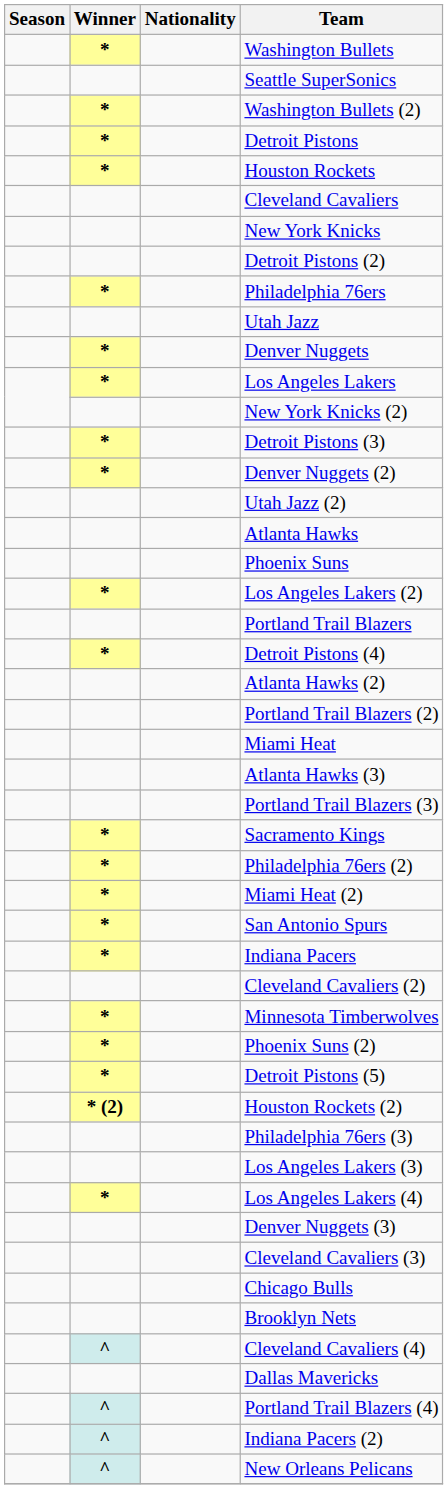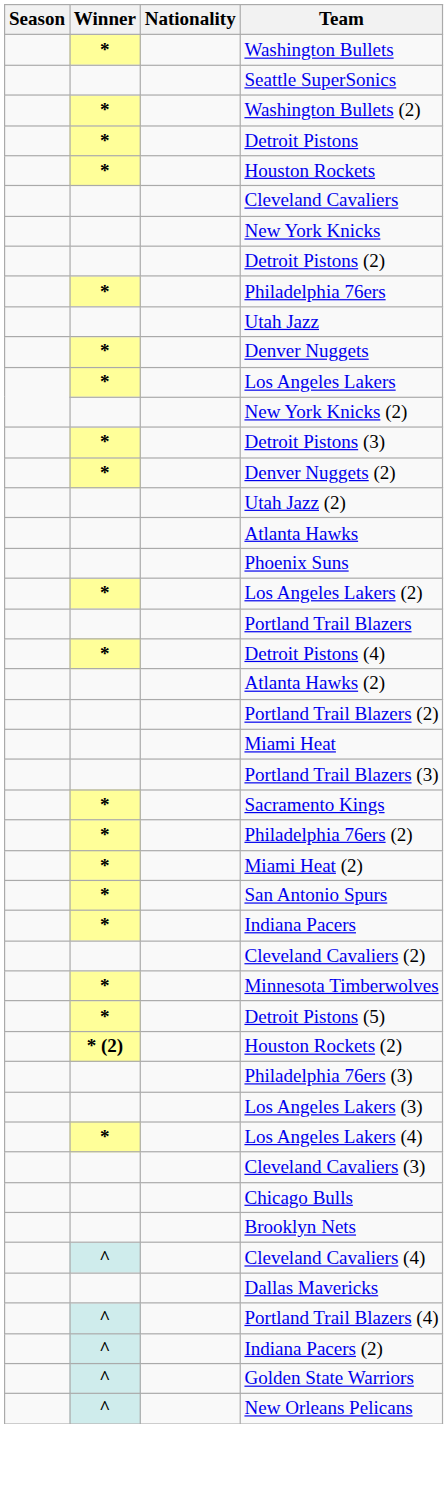- row: (315, 774)
- row: (310, 1046)
- row: (320, 1227)
+ row: (329, 1378)
